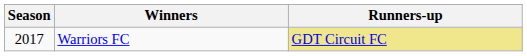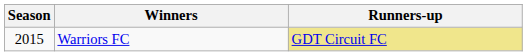(29, 39) 2017 -> (29, 39) 2015
